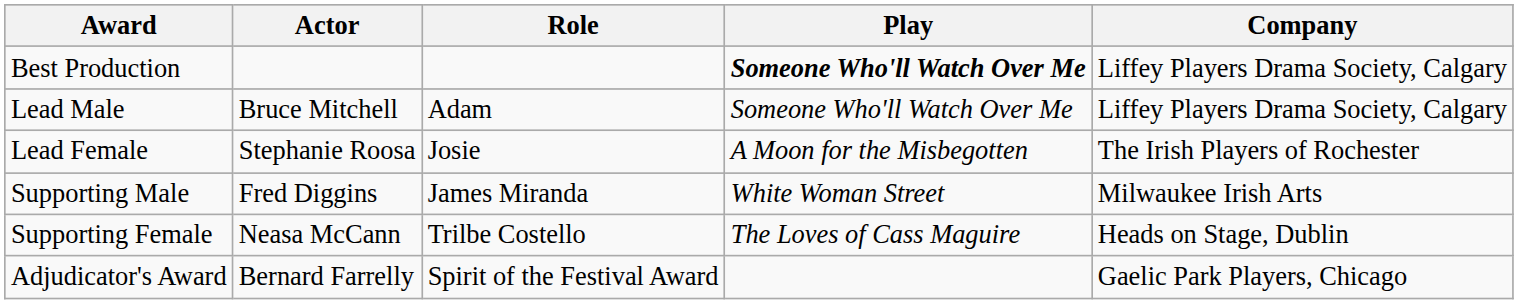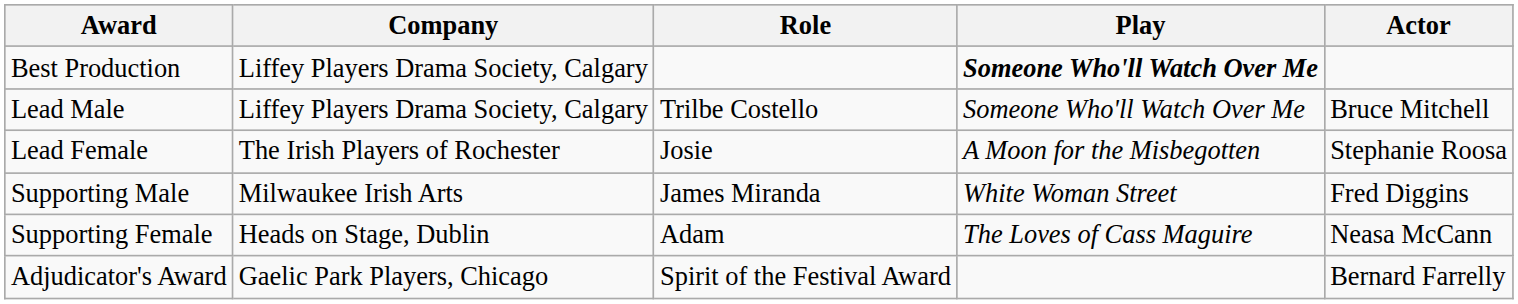columns swapped: (327, 25) <-> (1302, 25)
(460, 109) Adam -> (739, 109) Trilbe Costello
(507, 234) Trilbe Costello -> (692, 234) Adam
